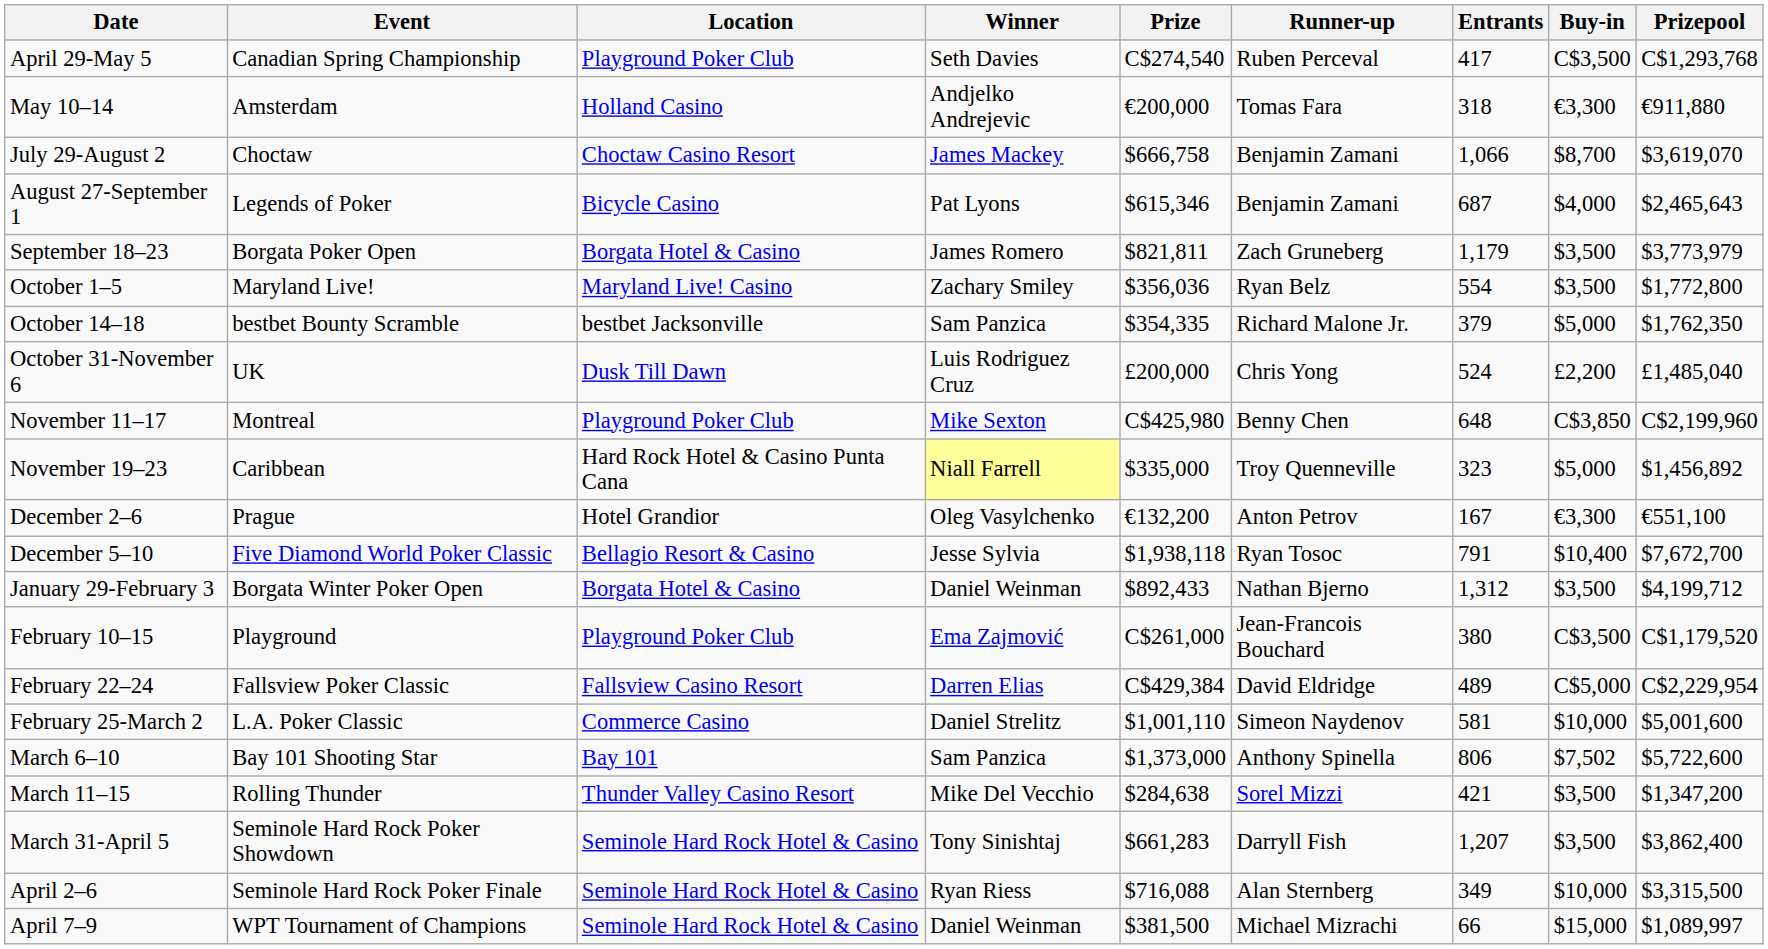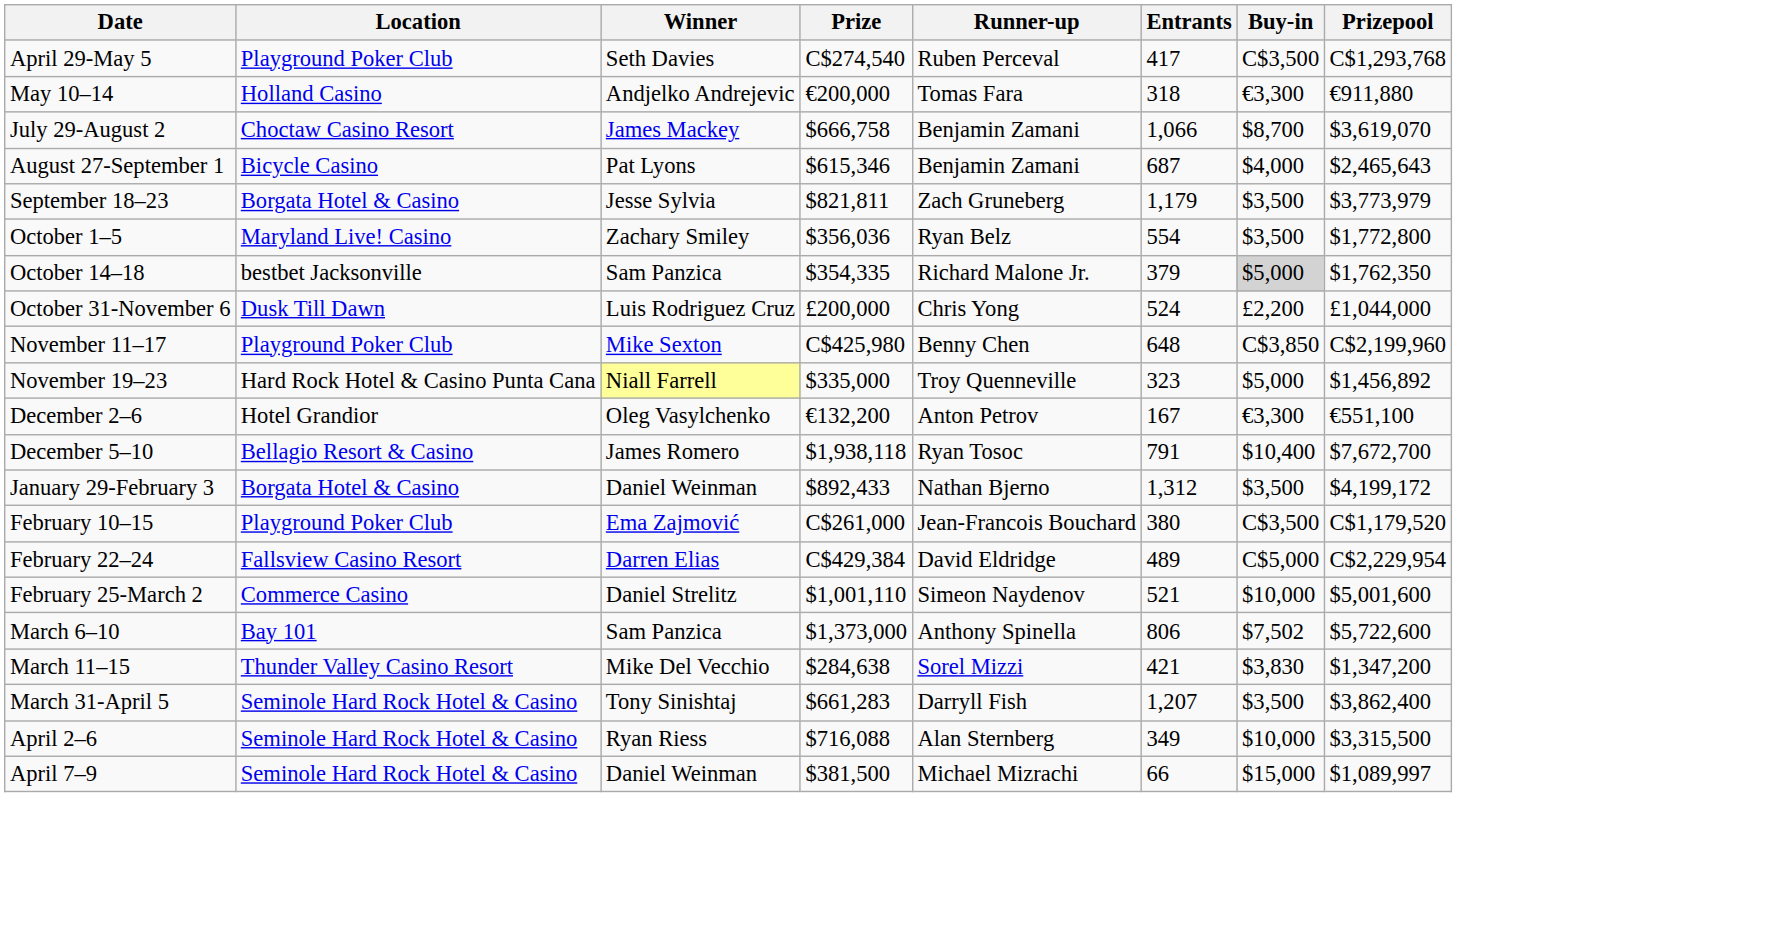- column: (402, 22)
(997, 252) James Romero -> (661, 201) Jesse Sylvia
(1585, 323) no background -> (1273, 272) lightgrey background
(1692, 372) £1,485,040 -> (1380, 308) £1,044,000
(985, 553) Jesse Sylvia -> (673, 451) James Romero
(1692, 589) $4,199,712 -> (1380, 487) $4,199,172
(1475, 721) 581 -> (1163, 594) 521
(1585, 793) $3,500 -> (1273, 666) $3,830
